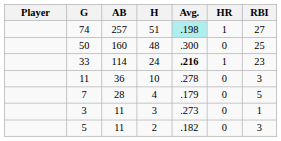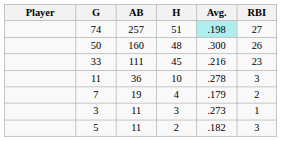- column: (224, 12)
(259, 45) 25 -> (257, 45) 26
(119, 62) 114 -> (136, 62) 111
(154, 62) 24 -> (176, 62) 45
(189, 62) bold -> (217, 62) normal
(119, 95) 28 -> (136, 95) 19
(259, 95) 5 -> (257, 95) 2
